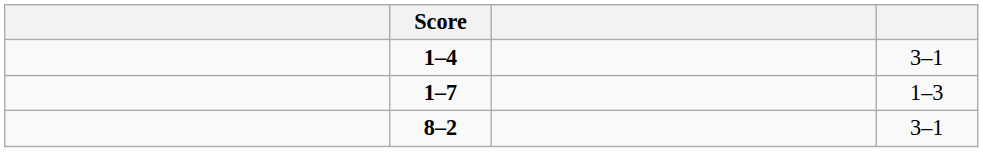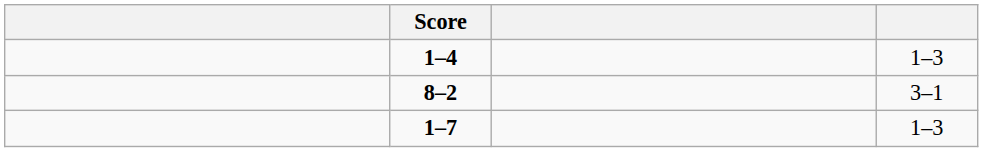(927, 57) 3–1 -> (927, 57) 1–3
rows swapped: (441, 92) <-> (441, 127)
